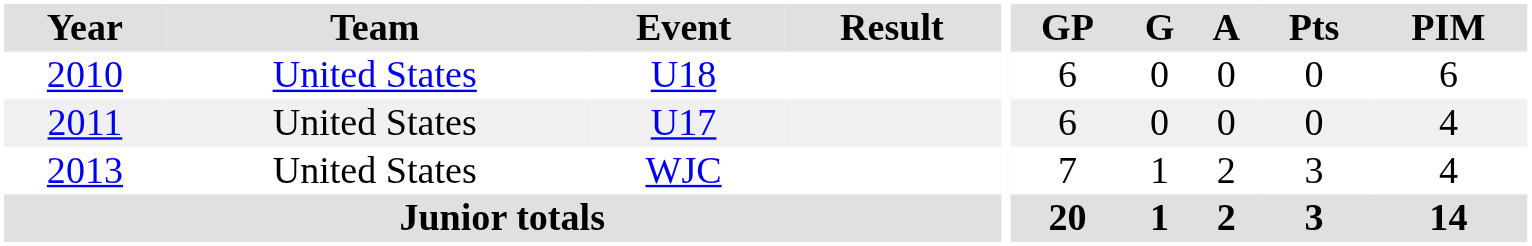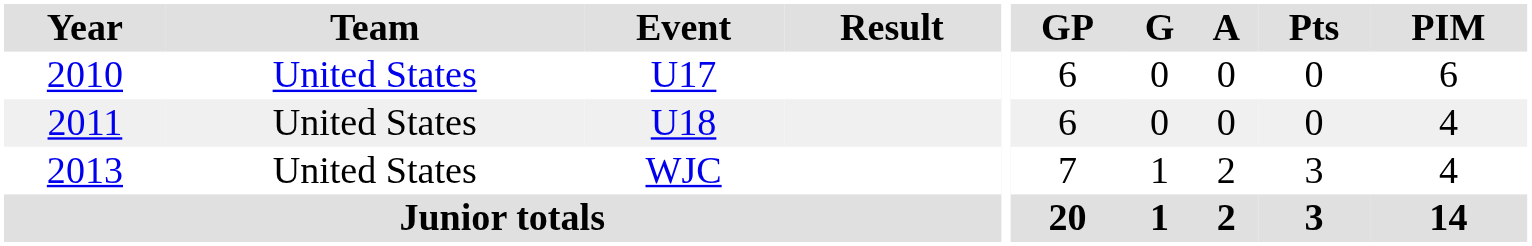(684, 74) U18 -> (684, 74) U17
(684, 122) U17 -> (684, 122) U18
